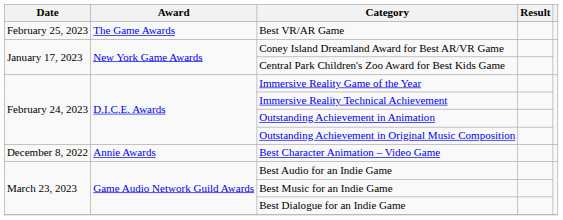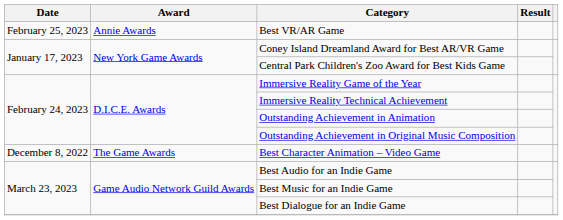(134, 30) The Game Awards -> (124, 30) Annie Awards
(124, 153) Annie Awards -> (134, 153) The Game Awards
